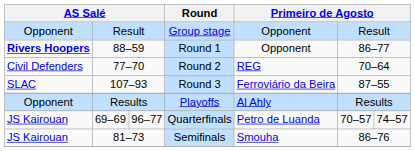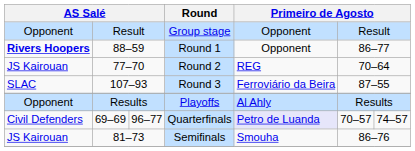(45, 66) Civil Defenders -> (37, 66) JS Kairouan
(37, 119) JS Kairouan -> (45, 119) Civil Defenders
(278, 119) no background -> (278, 119) lavender background
